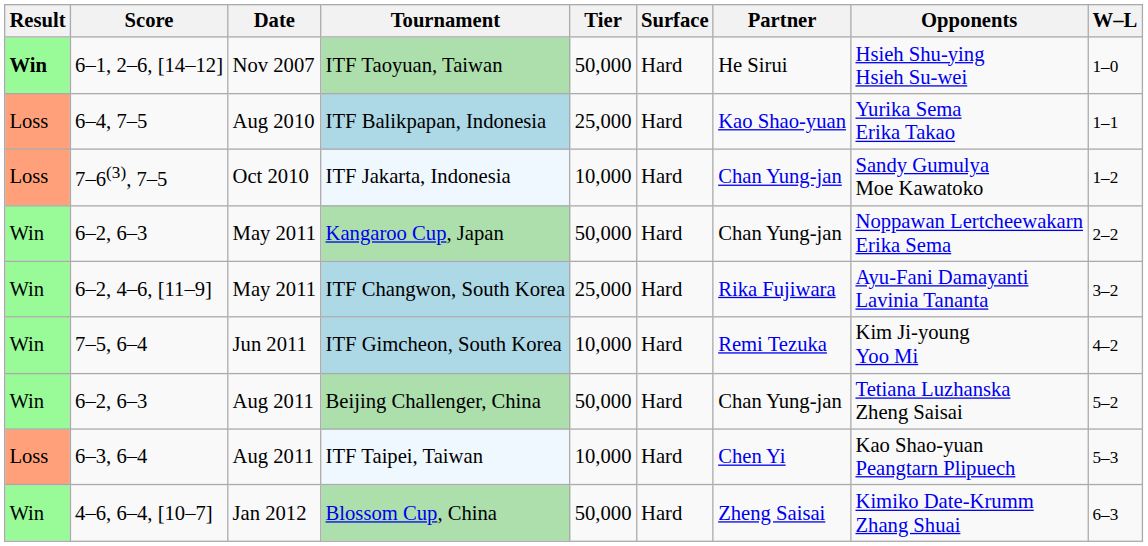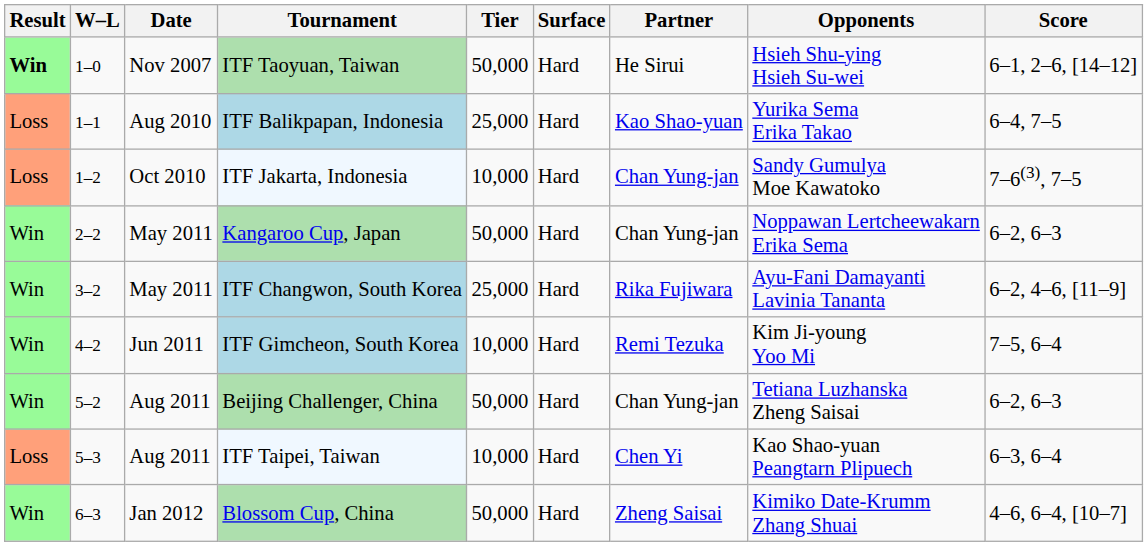columns swapped: (1115, 20) <-> (149, 20)
